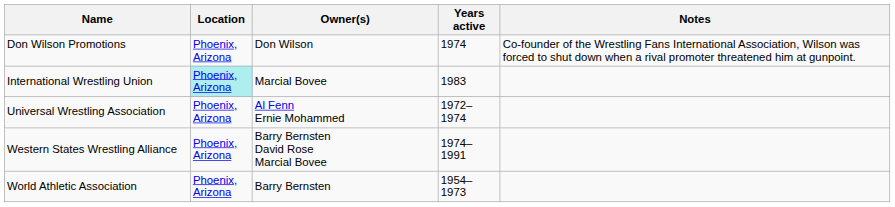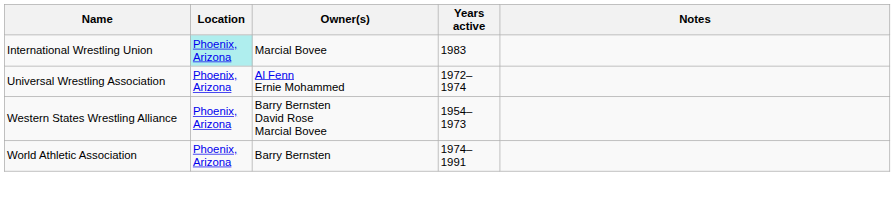- row: (66, 44)
(457, 149) 1974–1991 -> (457, 118) 1954–1973
(457, 186) 1954–1973 -> (457, 155) 1974–1991
